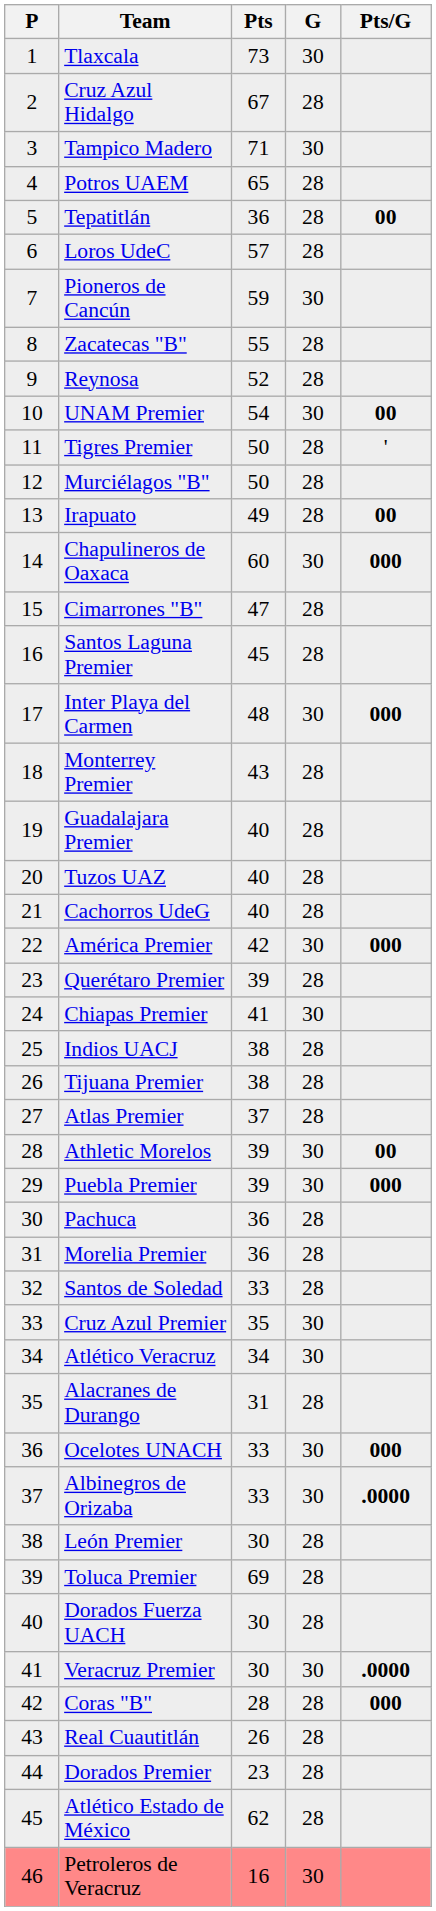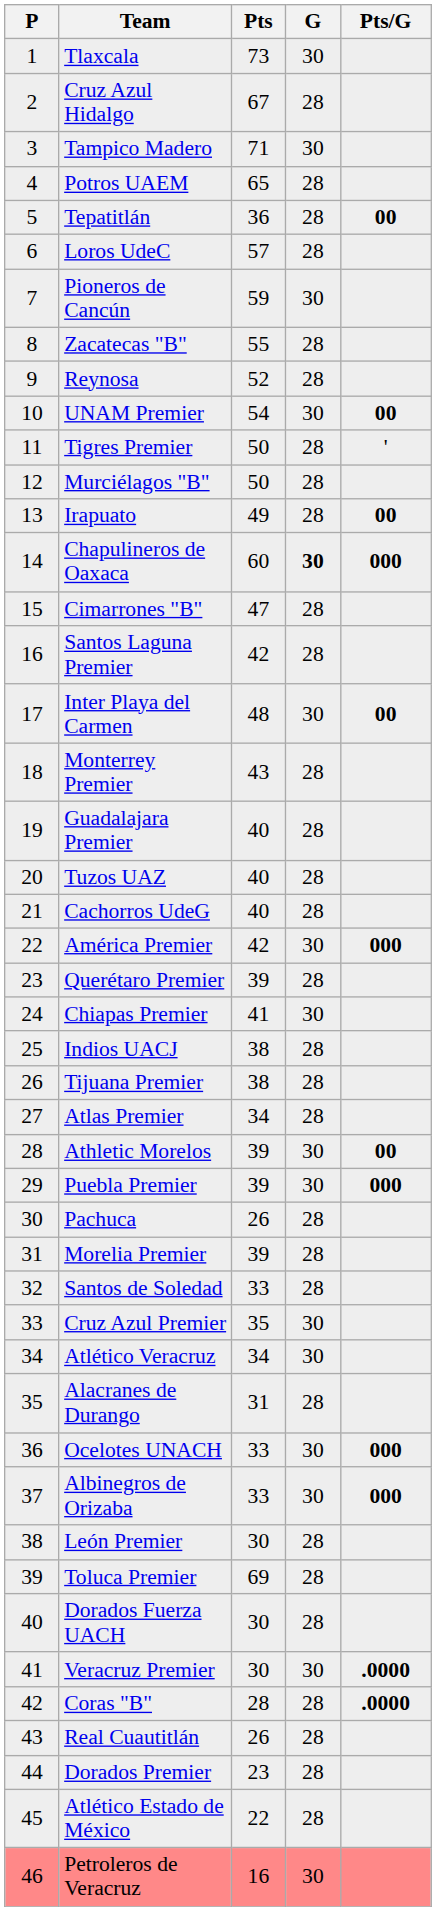(313, 561) normal -> (313, 561) bold
(258, 654) 45 -> (258, 654) 42
(386, 713) 000 -> (386, 713) 00
(258, 1116) 37 -> (258, 1116) 34
(258, 1219) 36 -> (258, 1219) 26
(258, 1253) 36 -> (258, 1253) 39
(386, 1495) .0000 -> (386, 1495) 000
(386, 1703) 000 -> (386, 1703) .0000
(258, 1818) 62 -> (258, 1818) 22
